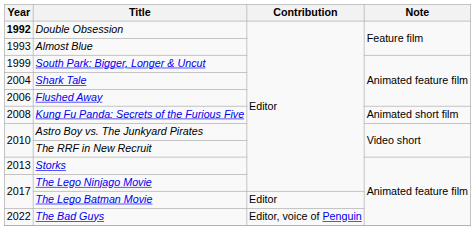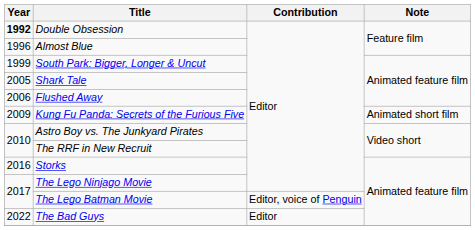(19, 47) 1993 -> (19, 47) 1996
(19, 81) 2004 -> (19, 81) 2005
(19, 115) 2008 -> (19, 115) 2009
(19, 166) 2013 -> (19, 166) 2016
(263, 200) Editor -> (305, 200) Editor, voice of Penguin
(305, 217) Editor, voice of Penguin -> (263, 217) Editor
